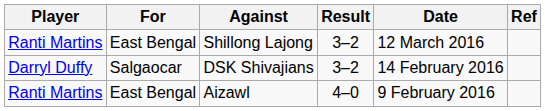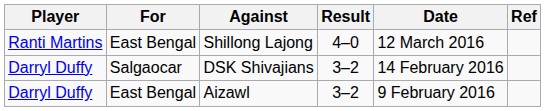(346, 42) 3–2 -> (346, 42) 4–0
(55, 93) Ranti Martins -> (50, 93) Darryl Duffy
(346, 93) 4–0 -> (346, 93) 3–2
